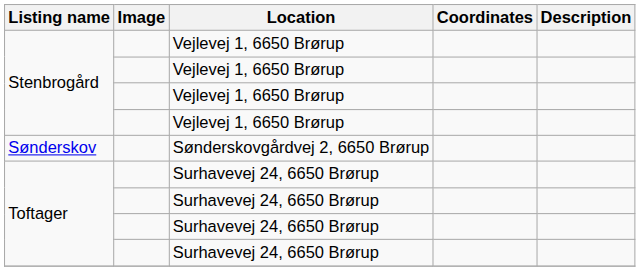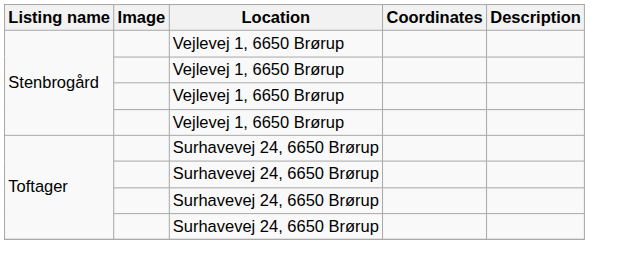- row: (52, 148)
